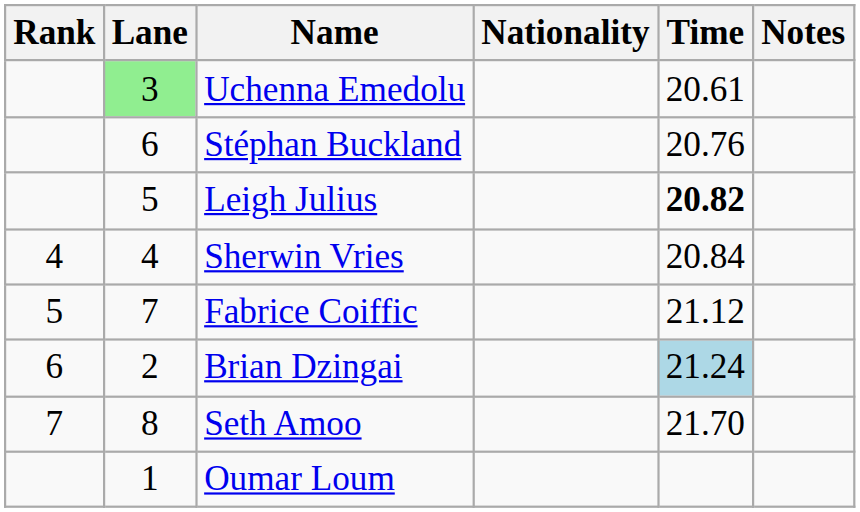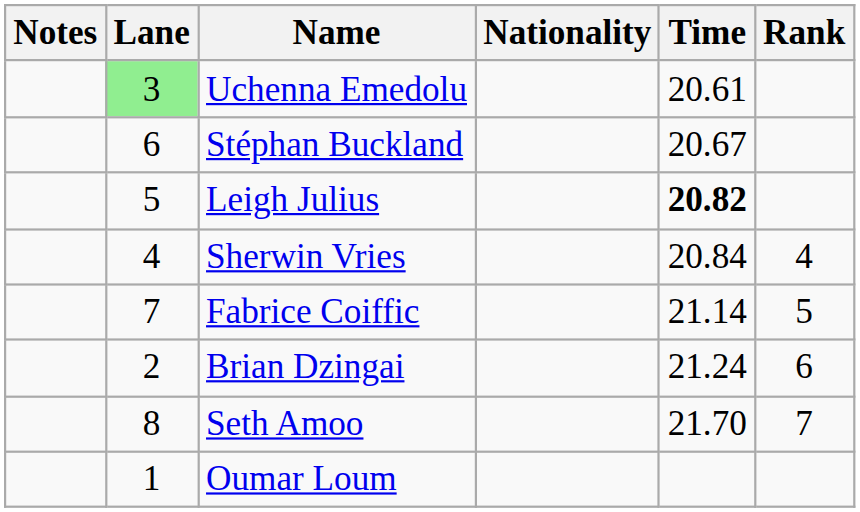columns swapped: (54, 32) <-> (803, 32)
(705, 144) 20.76 -> (707, 144) 20.67
(705, 311) 21.12 -> (707, 311) 21.14
(705, 367) lightblue background -> (707, 367) no background
